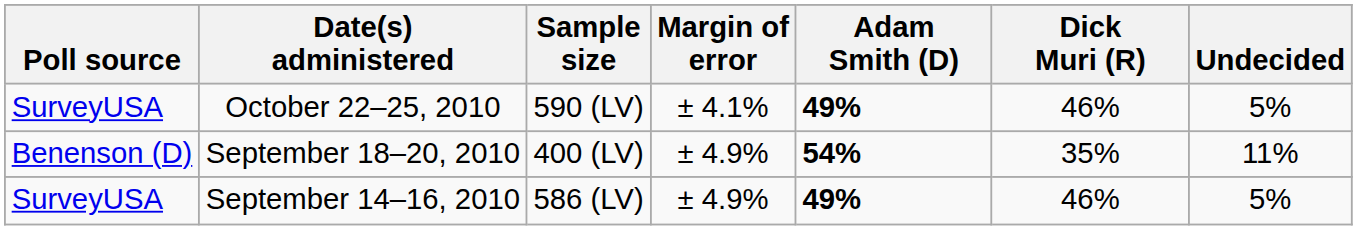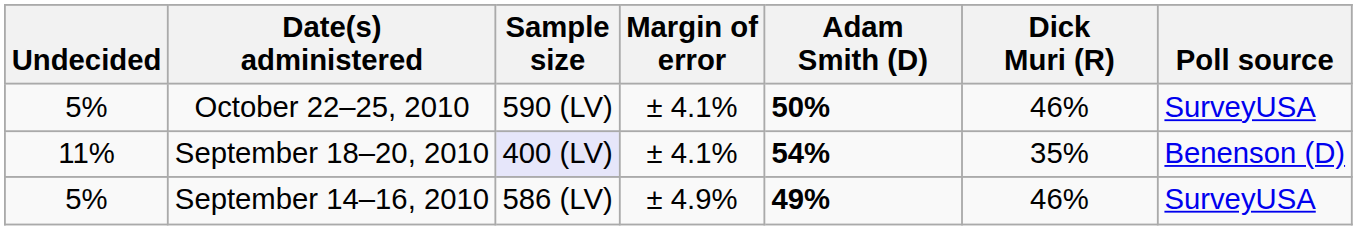columns swapped: (102, 60) <-> (1270, 60)
(832, 107) 49% -> (801, 107) 50%
(589, 153) no background -> (558, 153) lavender background
(723, 153) ± 4.9% -> (692, 153) ± 4.1%
